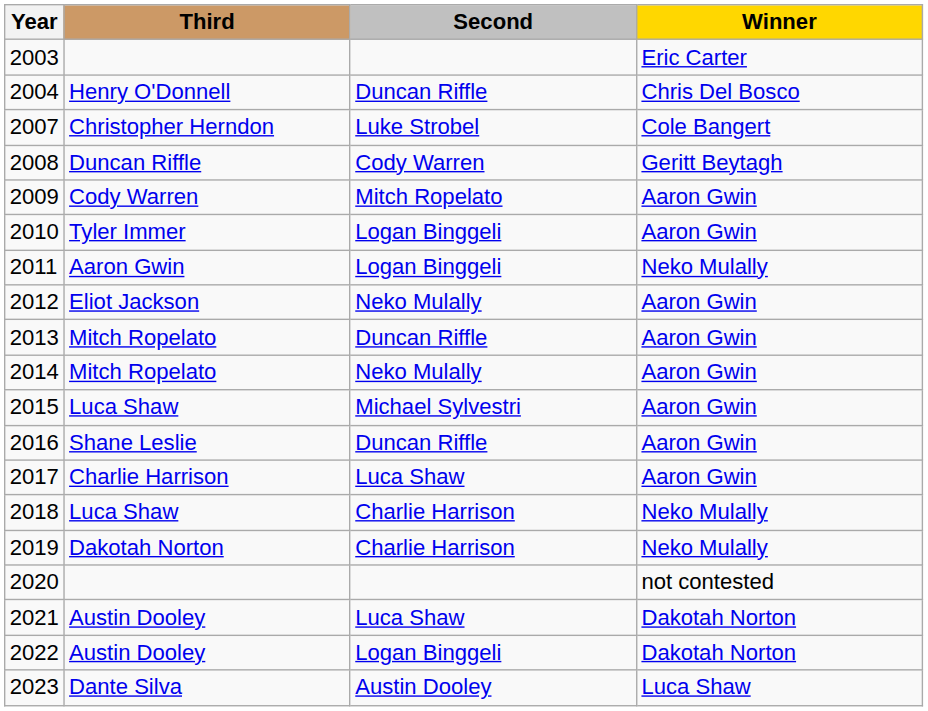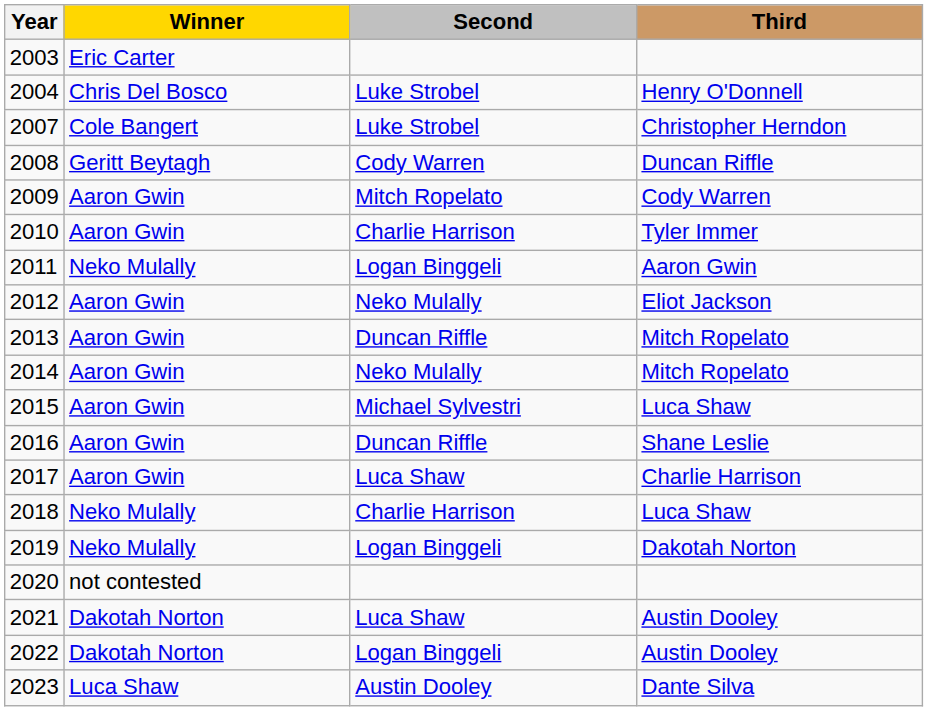columns swapped: (779, 22) <-> (207, 22)
(421, 92) Duncan Riffle -> (417, 92) Luke Strobel
(428, 232) Logan Binggeli -> (435, 232) Charlie Harrison
(435, 547) Charlie Harrison -> (428, 547) Logan Binggeli
